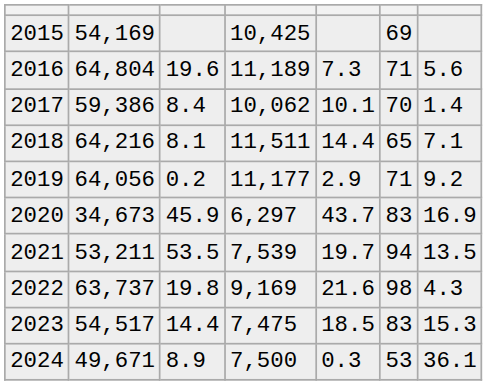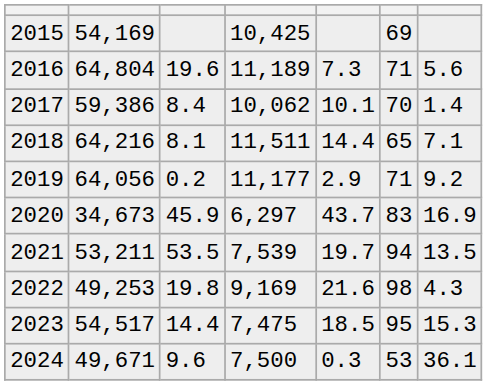(115, 289) 63,737 -> (115, 289) 49,253
(399, 325) 83 -> (399, 325) 95
(186, 362) 8.9 -> (186, 362) 9.6
